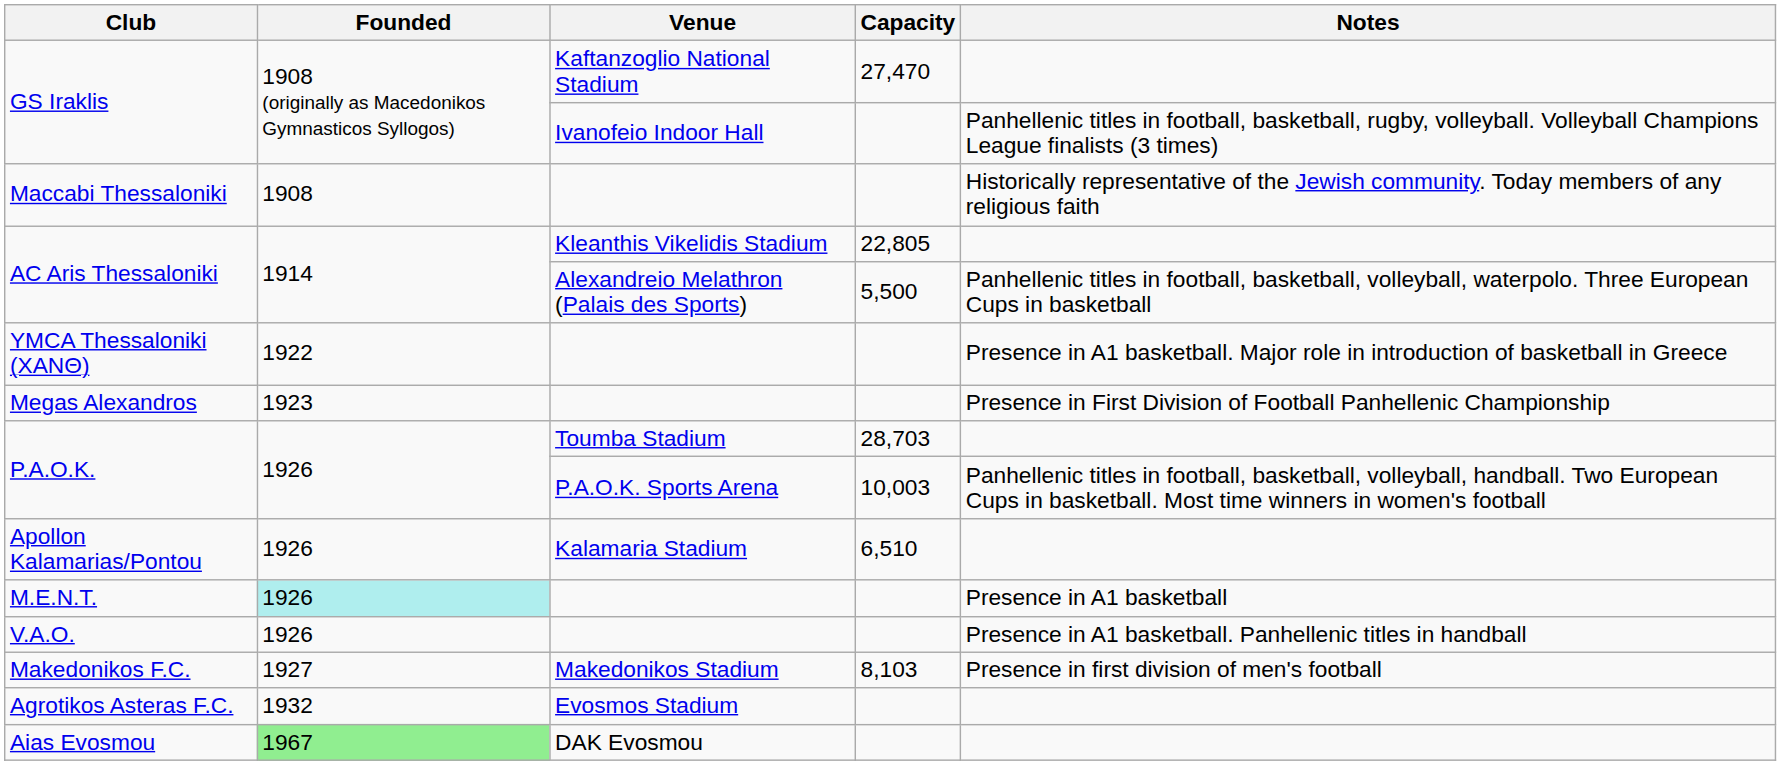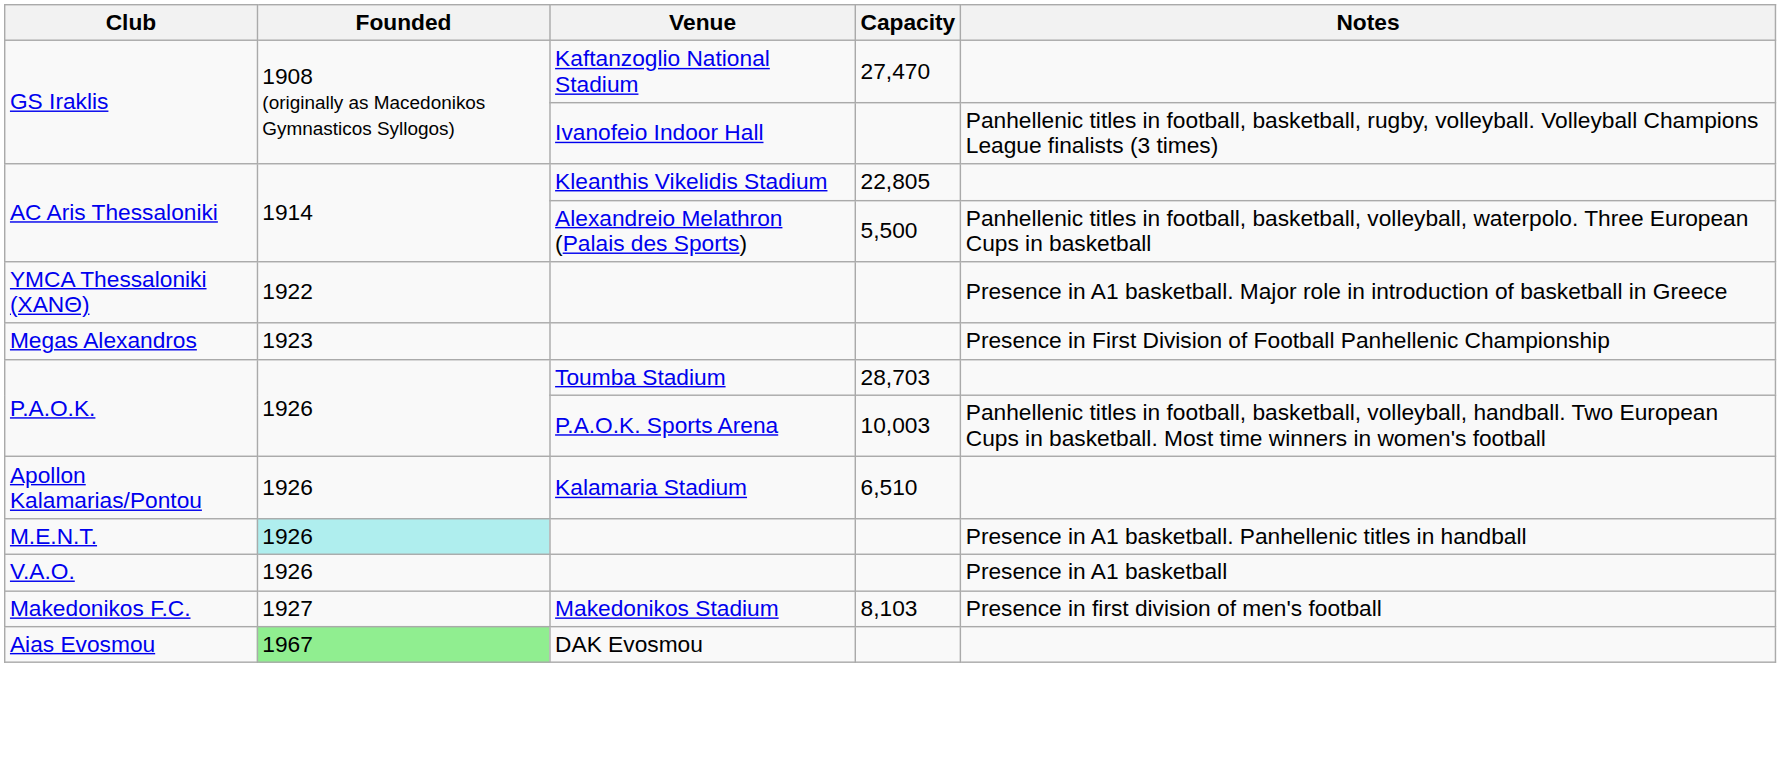- row: (118, 194)
(1096, 597) Presence in A1 basketball -> (1246, 536) Presence in A1 basketball. Panhellenic titles in handball
(1246, 633) Presence in A1 basketball. Panhellenic titles in handball -> (1096, 572) Presence in A1 basketball
- row: (122, 705)
